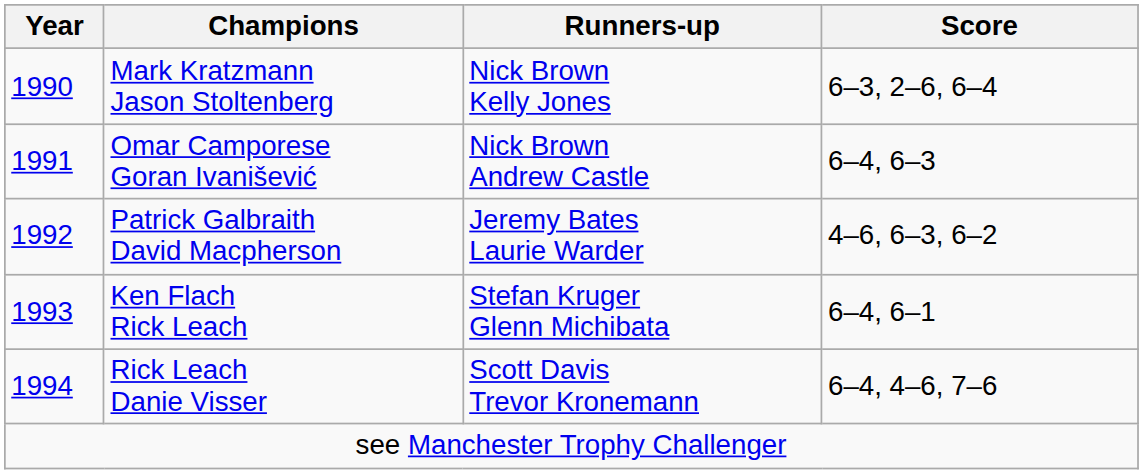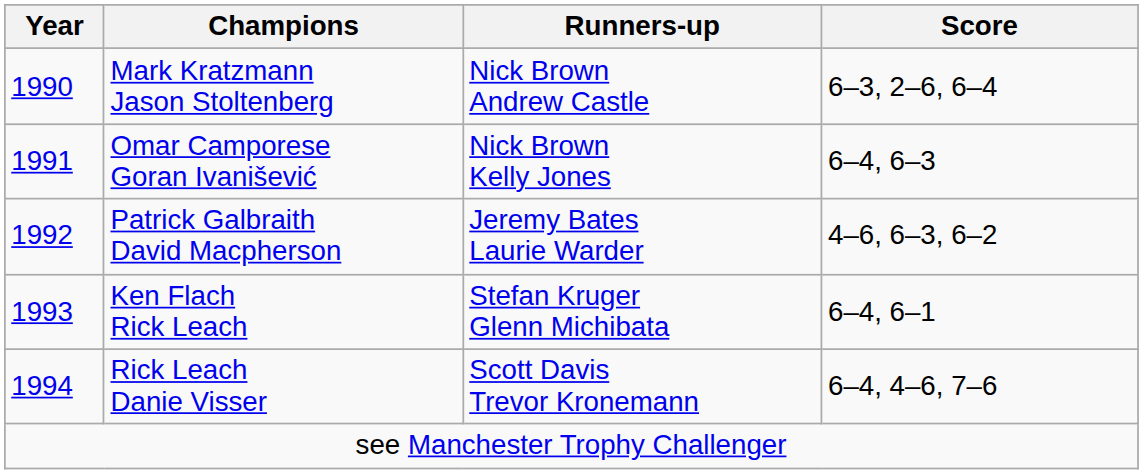(540, 85) Nick Brown Kelly Jones -> (559, 85) Nick Brown Andrew Castle
(559, 160) Nick Brown Andrew Castle -> (540, 160) Nick Brown Kelly Jones
